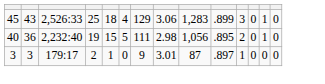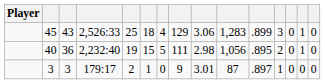+ column: (23, 13)
